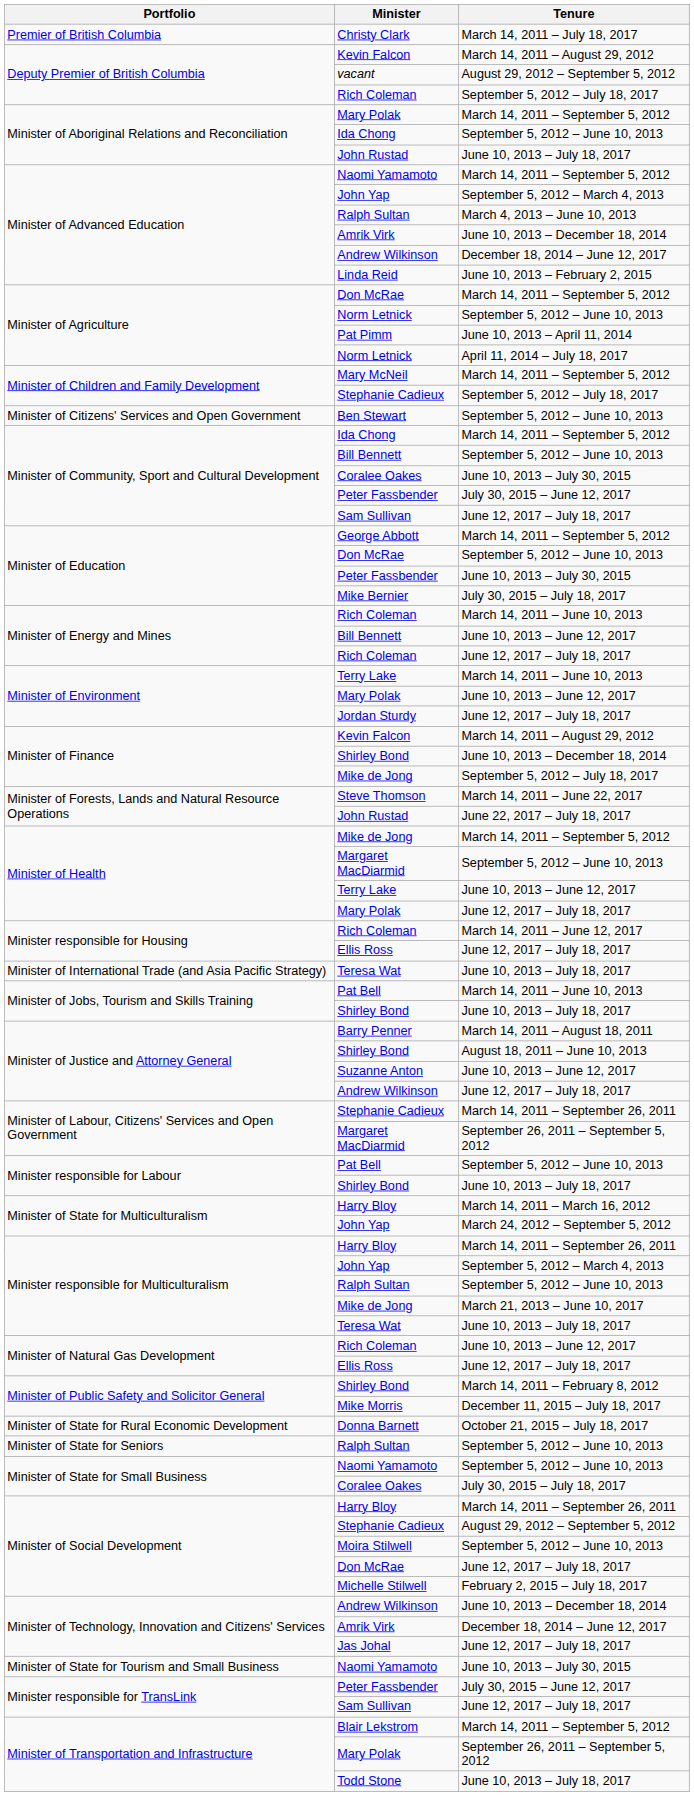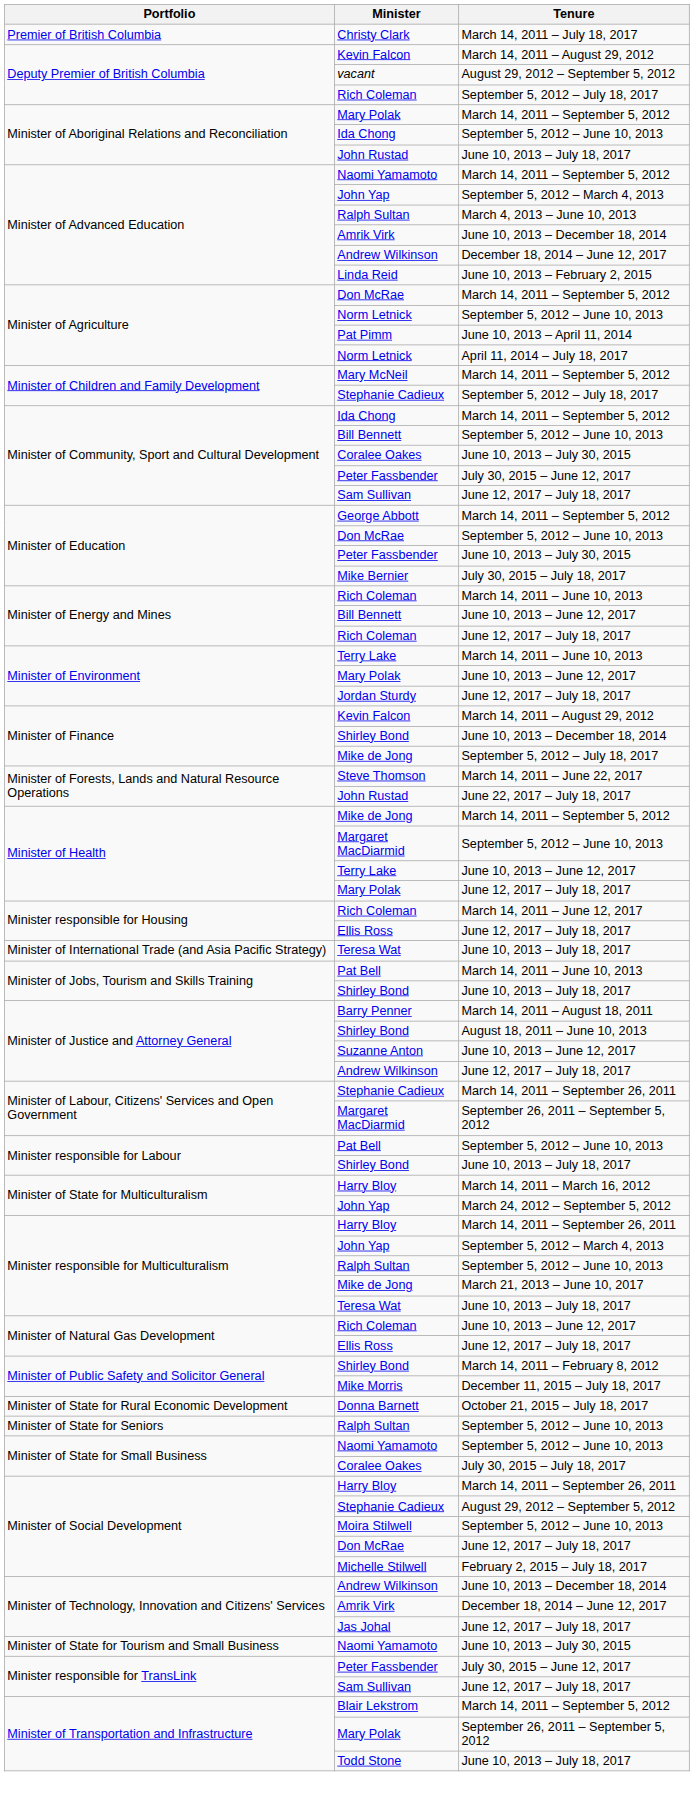- row: (154, 415)
